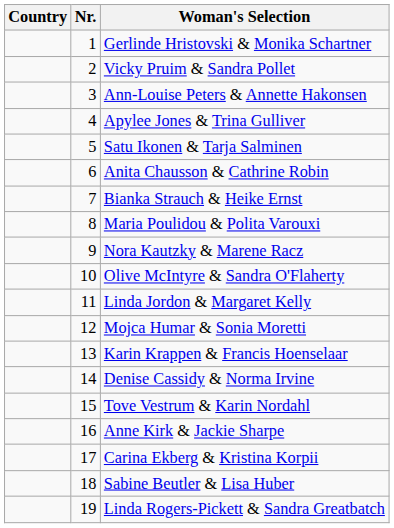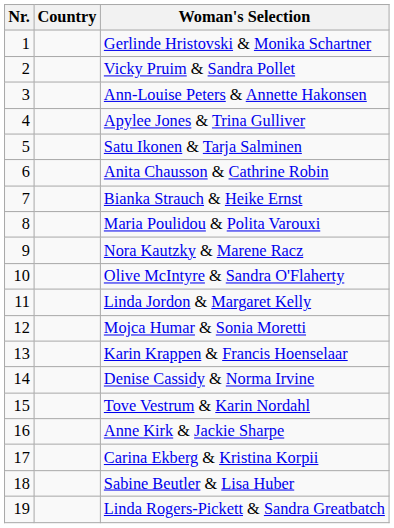columns swapped: (86, 17) <-> (38, 17)
